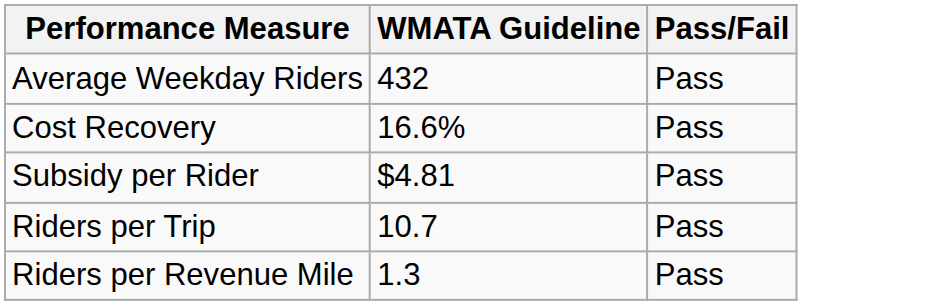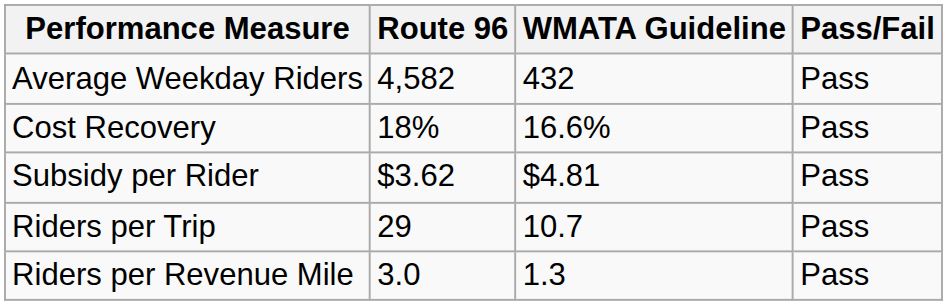+ column: (443, 29)
